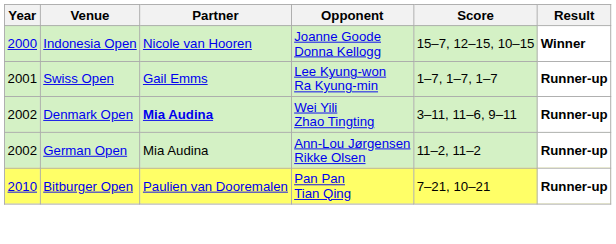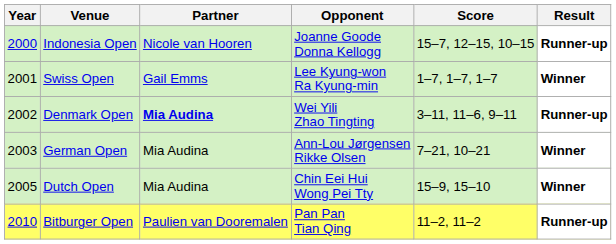(563, 44) Winner -> (574, 44) Runner-up
(574, 79) Runner-up -> (563, 79) Winner
(22, 151) 2002 -> (22, 151) 2003
(449, 151) 11–2, 11–2 -> (453, 151) 7–21, 10–21
(574, 151) Runner-up -> (563, 151) Winner
+ row: (79, 186)
(453, 186) 7–21, 10–21 -> (449, 222) 11–2, 11–2
